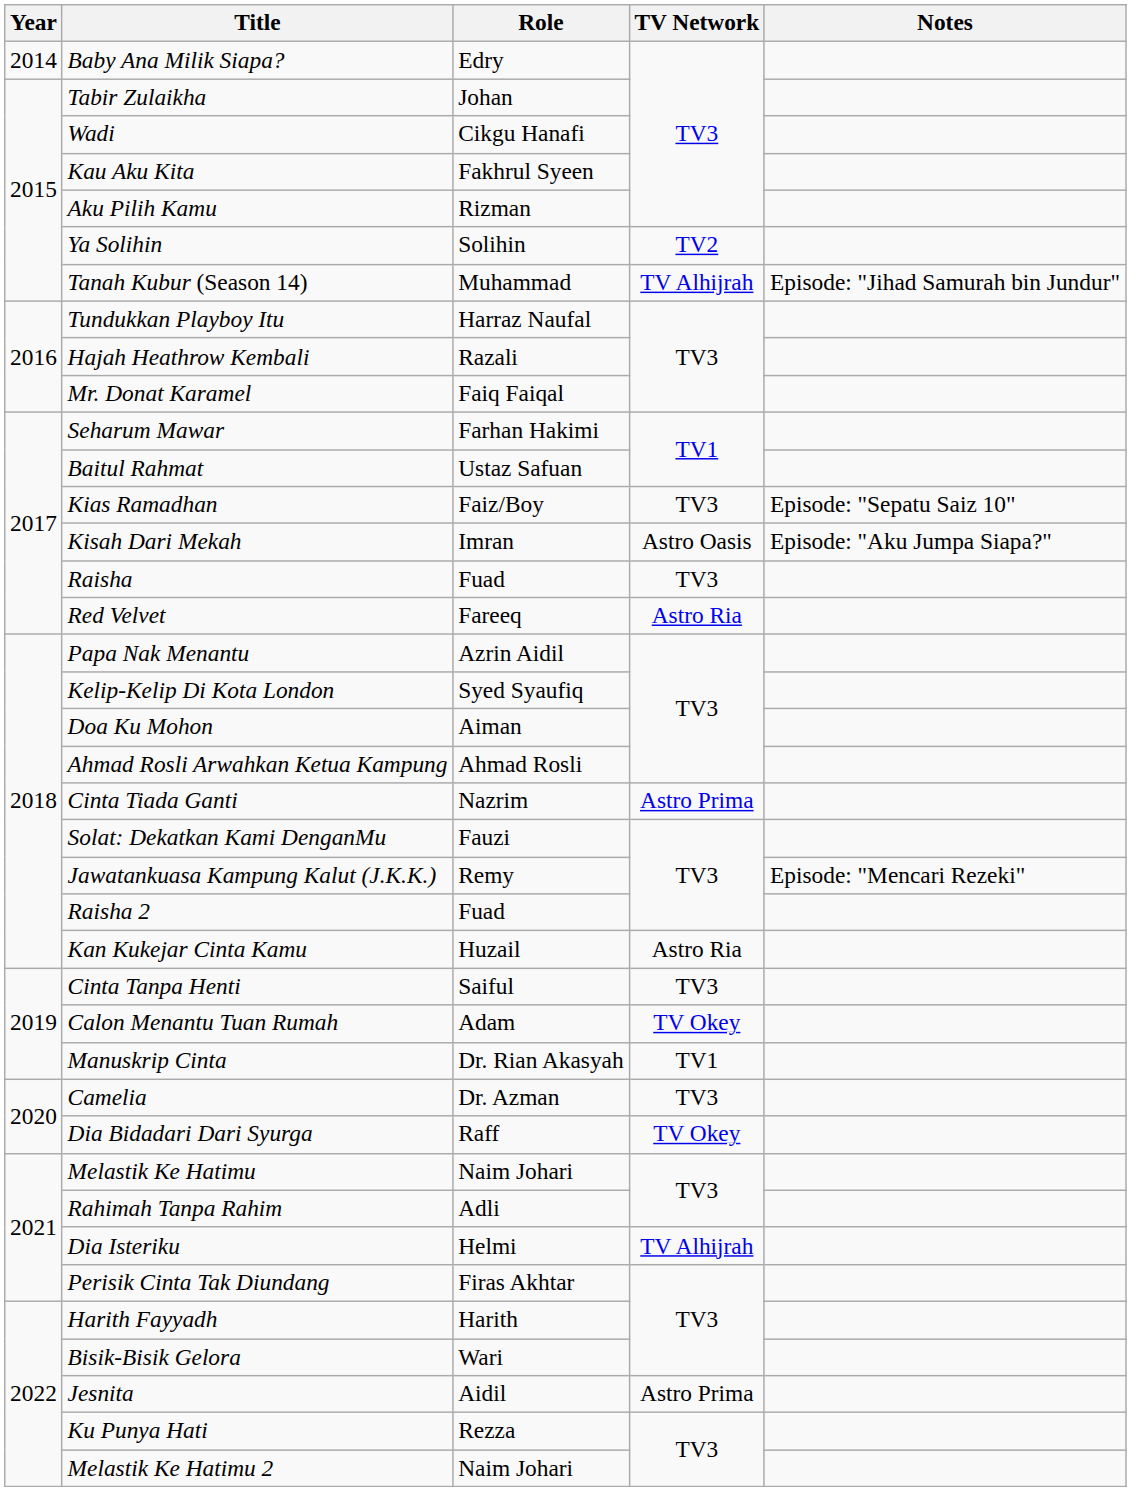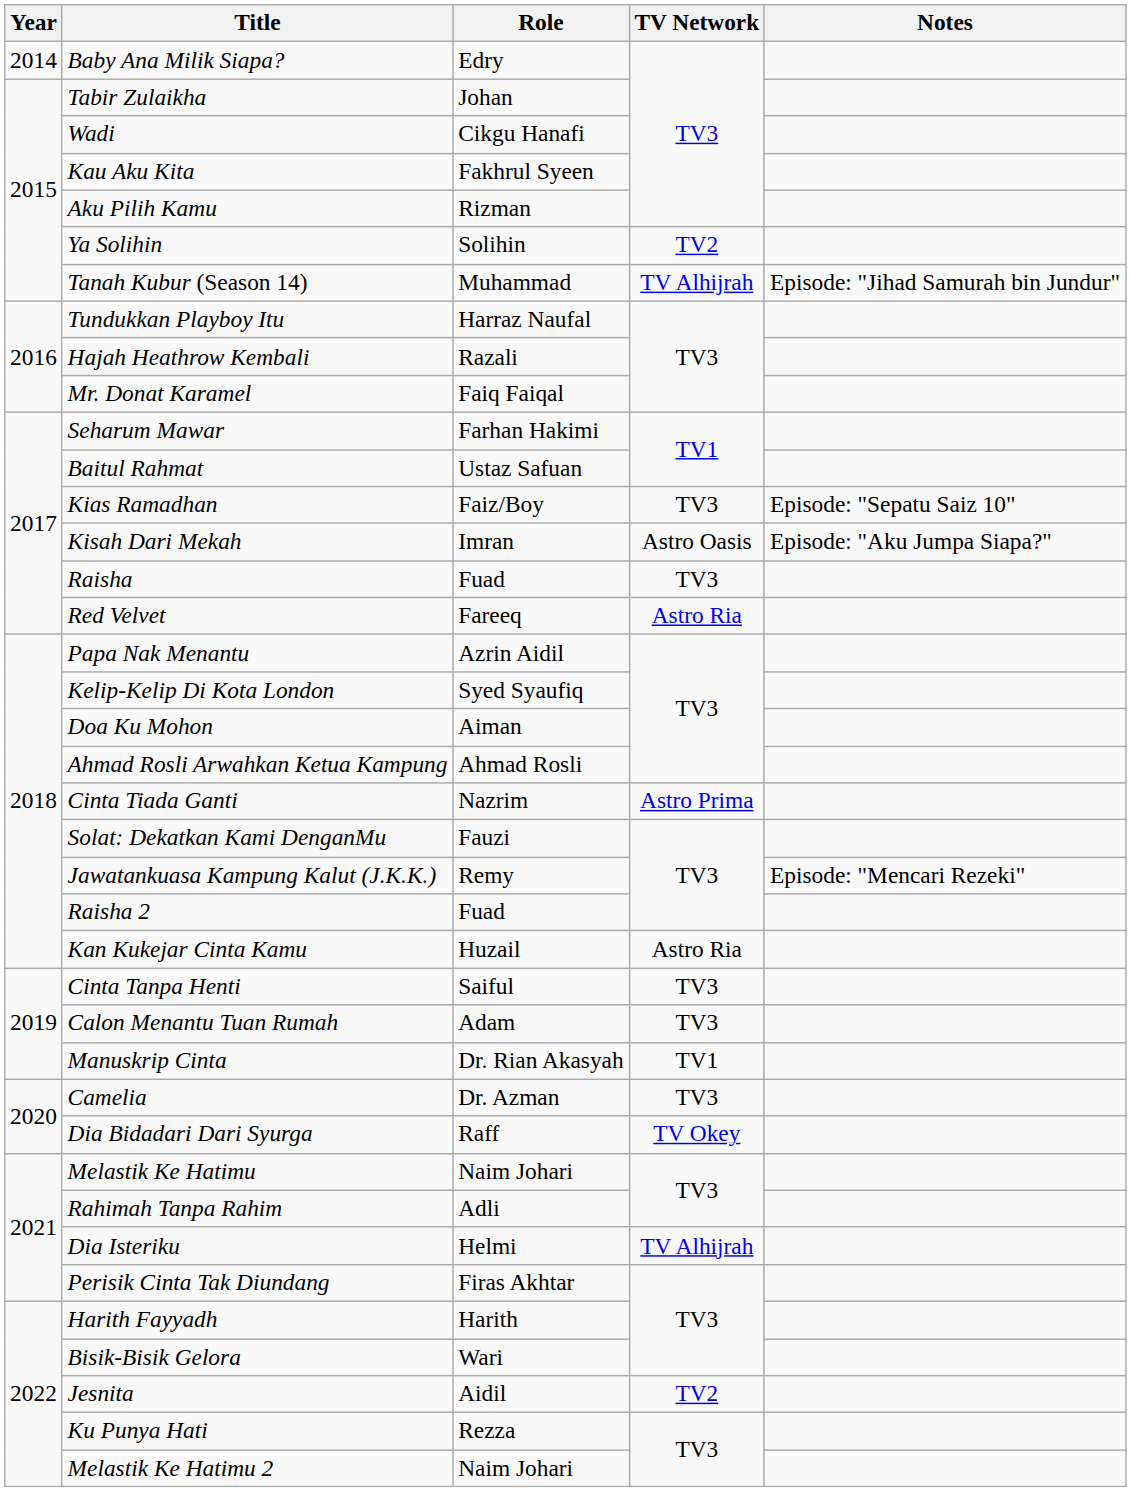(697, 1023) TV Okey -> (697, 1023) TV3
(697, 1393) Astro Prima -> (697, 1393) TV2
